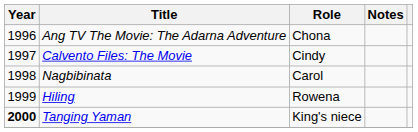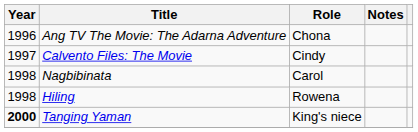(22, 96) 1999 -> (22, 96) 1998
